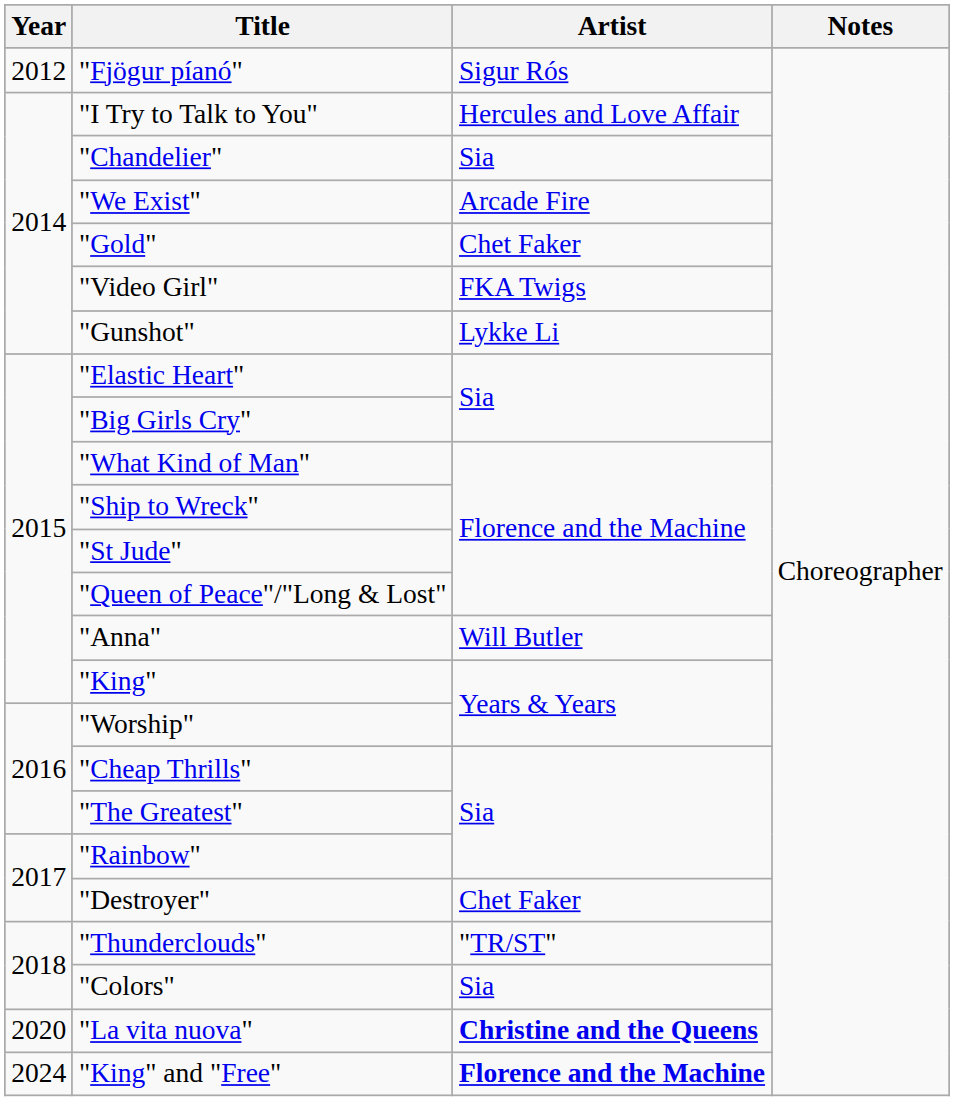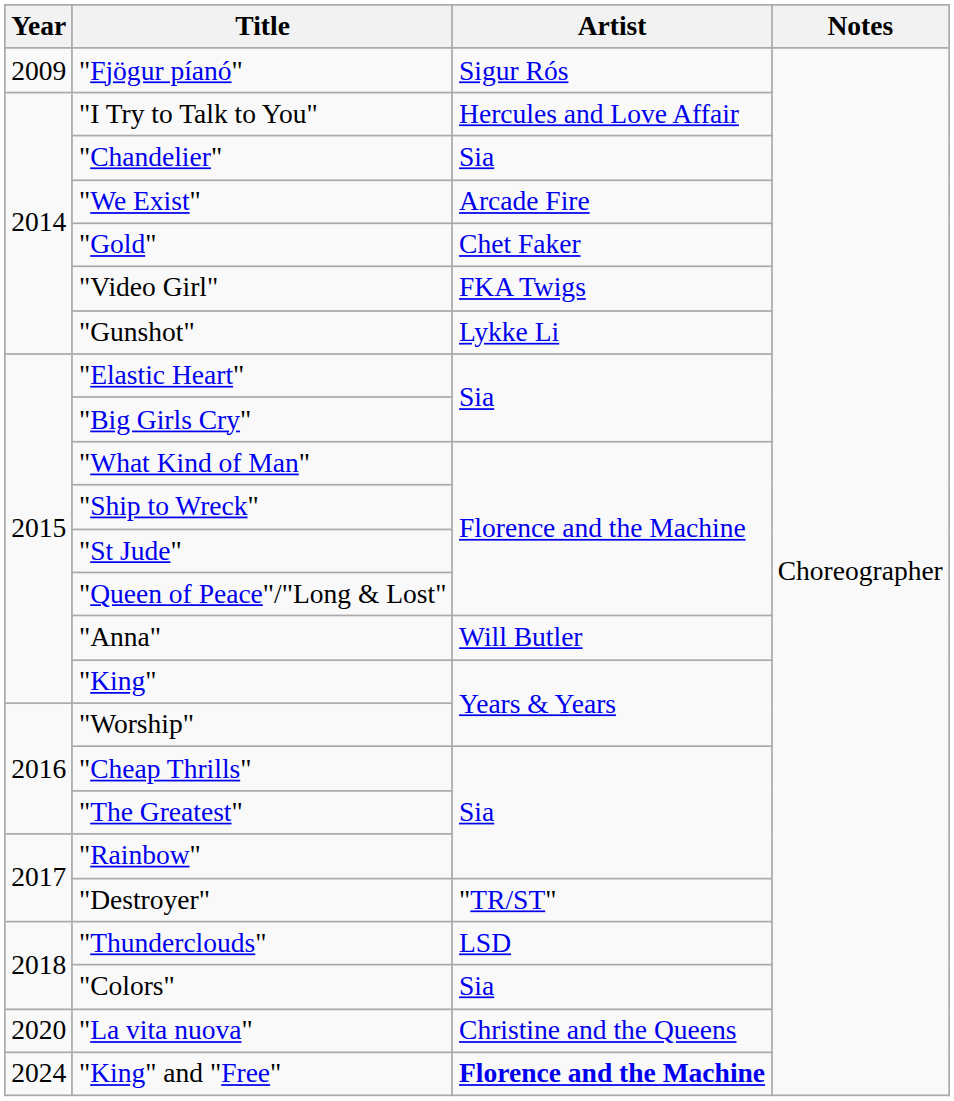(39, 69) 2012 -> (39, 69) 2009
(520, 899) Chet Faker -> (508, 899) "TR/ST"
(508, 942) "TR/ST" -> (485, 942) LSD
(609, 1030) bold -> (598, 1030) normal
